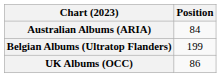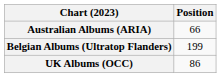(195, 30) 84 -> (195, 30) 66
